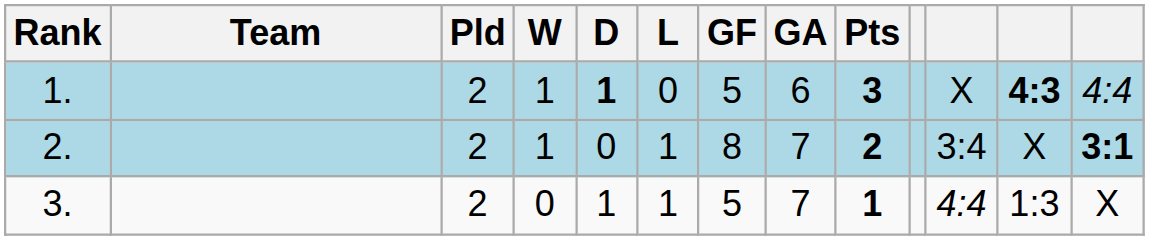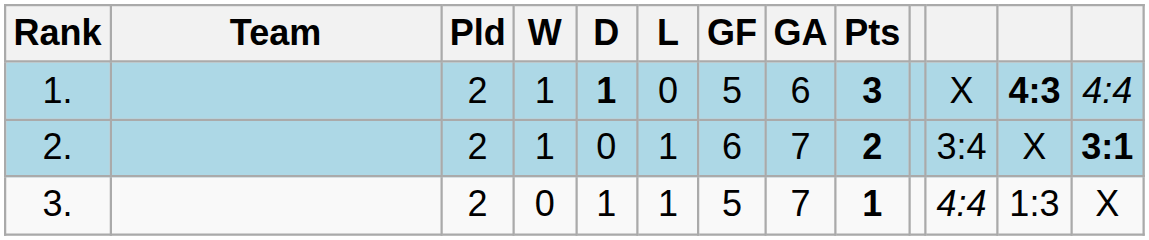(732, 147) 8 -> (732, 147) 6
